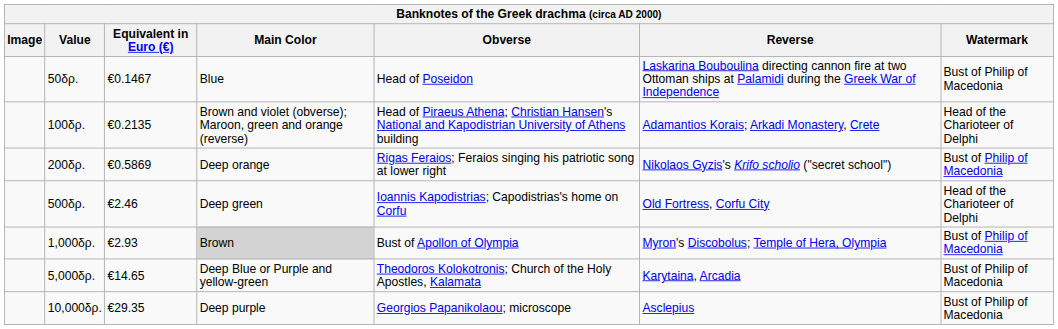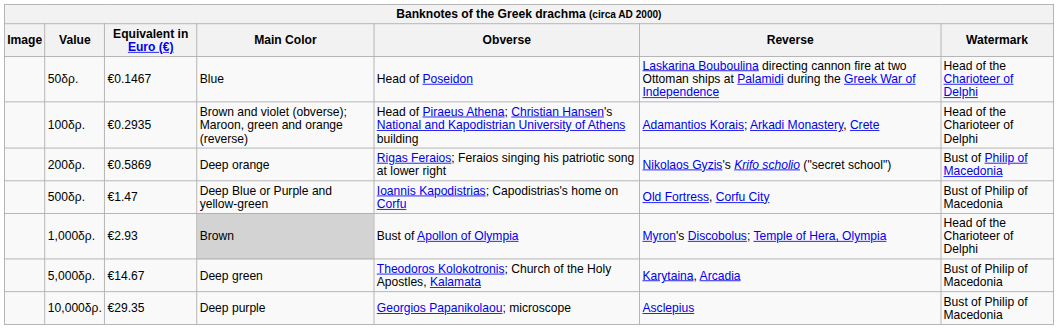(986, 79) Bust of Philip of Macedonia -> (978, 79) Head of the Charioteer of Delphi
(129, 125) €0.2135 -> (129, 125) €0.2935
(123, 204) €2.46 -> (123, 197) €1.47
(231, 204) Deep green -> (266, 197) Deep Blue or Purple and yellow-green
(978, 204) Head of the Charioteer of Delphi -> (986, 197) Bust of Philip of Macedonia
(986, 243) Bust of Philip of Macedonia -> (978, 237) Head of the Charioteer of Delphi
(126, 276) €14.65 -> (126, 276) €14.67
(266, 276) Deep Blue or Purple and yellow-green -> (231, 276) Deep green
